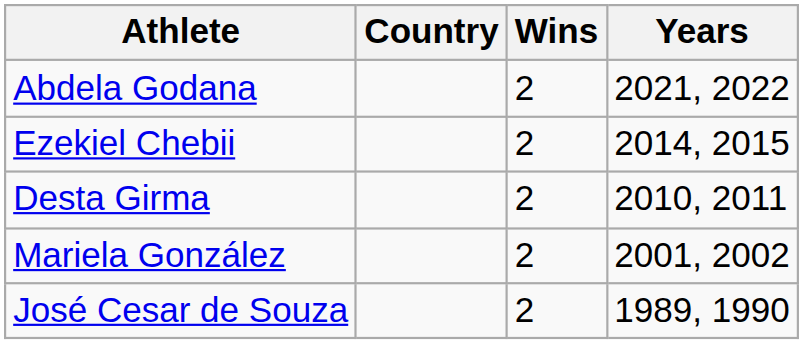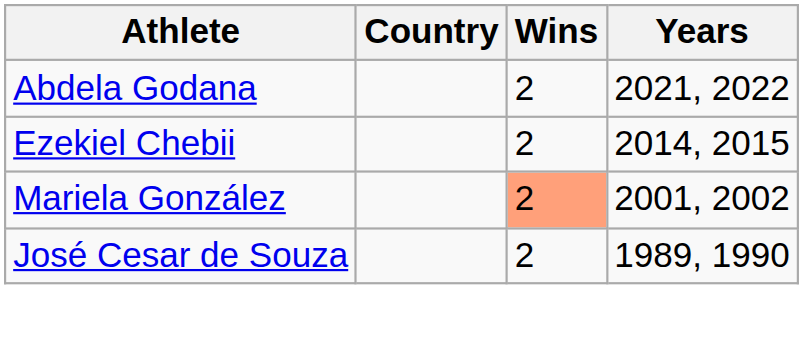- row: (111, 198)
(525, 254) no background -> (525, 198) lightsalmon background
